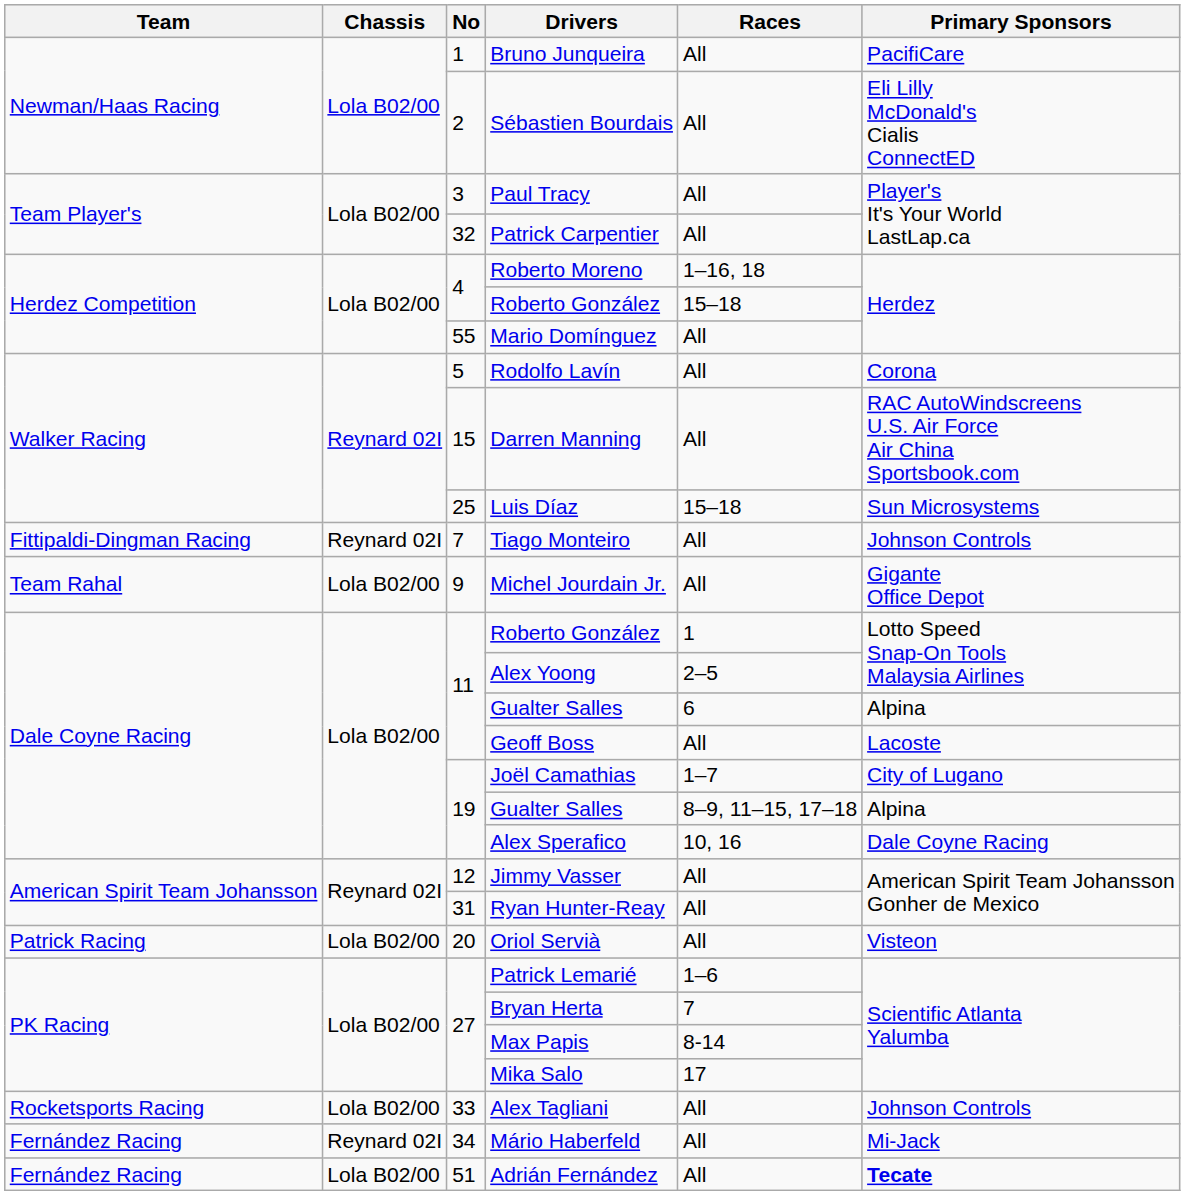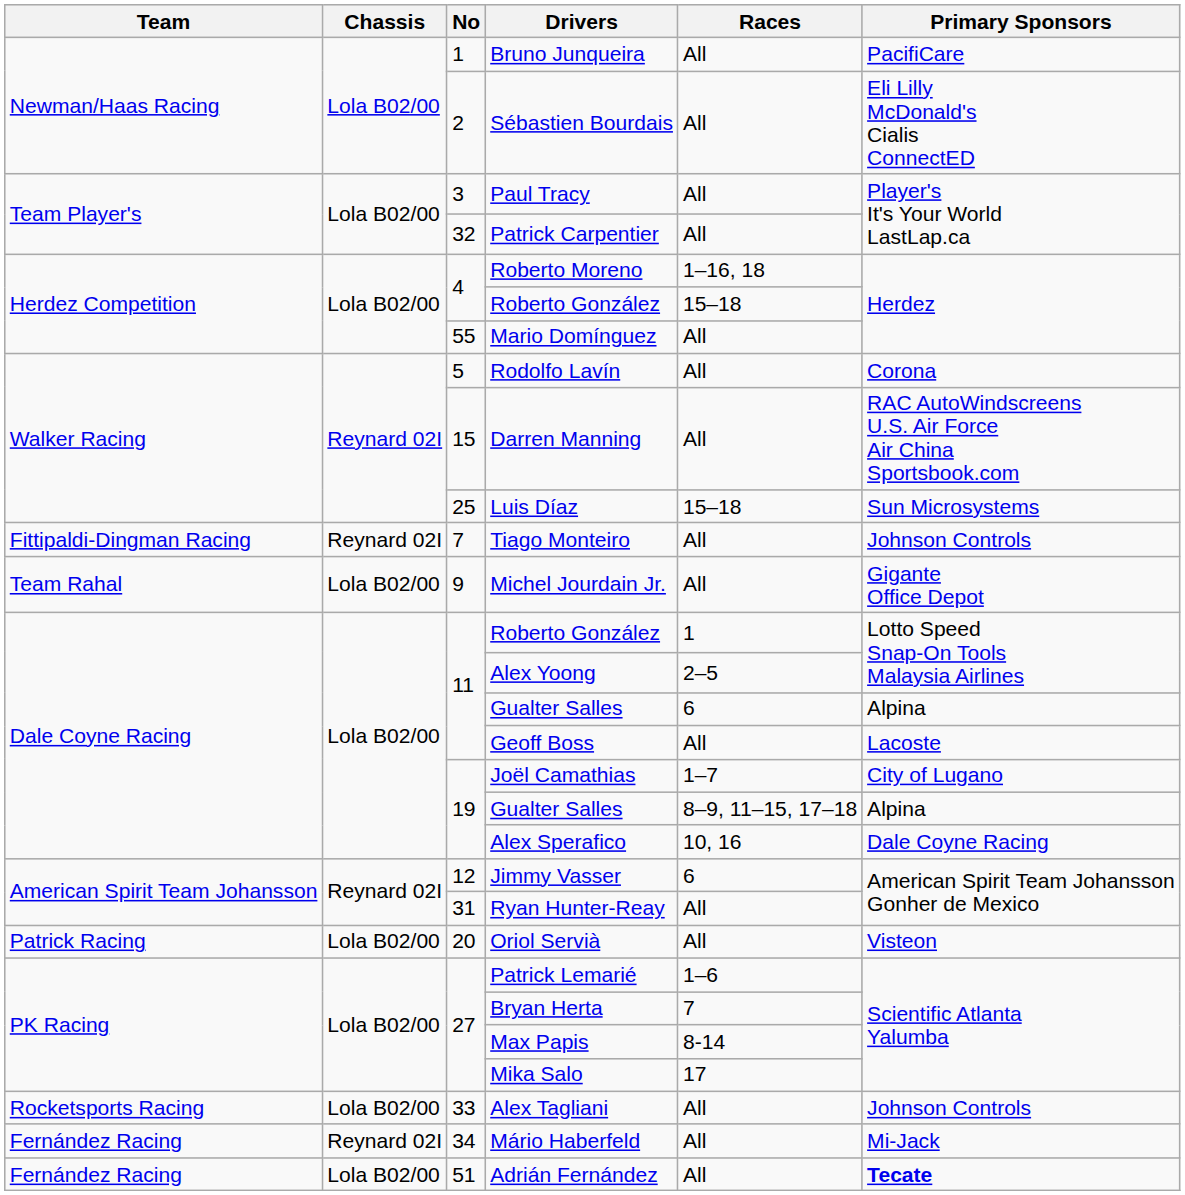(695, 875) All -> (689, 875) 6
